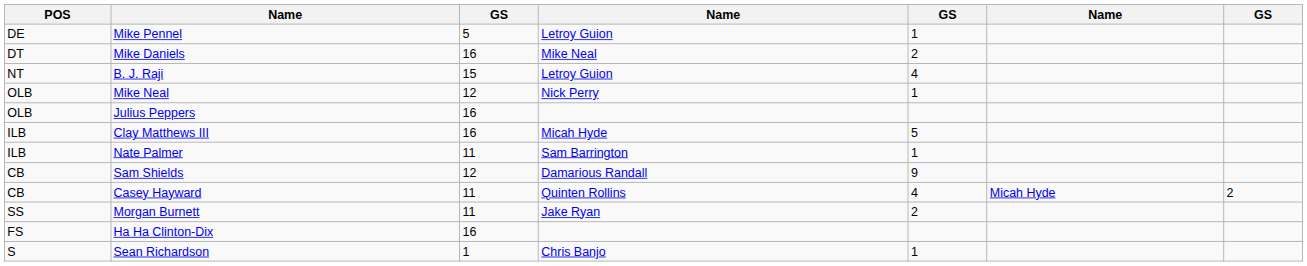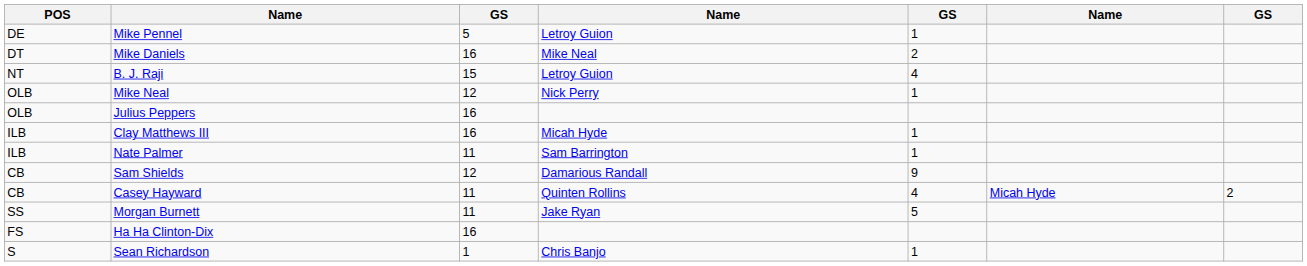(915, 133) 5 -> (915, 133) 1
(915, 212) 2 -> (915, 212) 5
